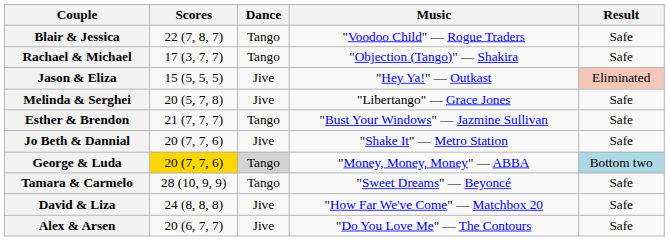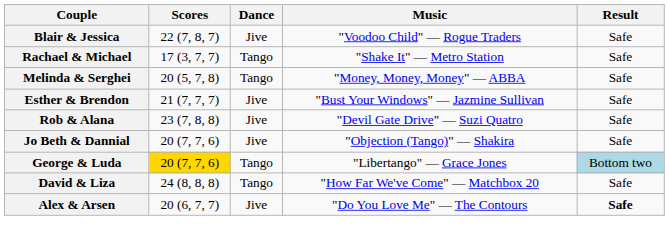(263, 36) Tango -> (256, 36) Jive
(434, 57) "Objection (Tango)" — Shakira -> (430, 57) "Shake It" — Metro Station
- row: (77, 78)
(263, 99) Jive -> (256, 78) Tango
(434, 99) "Libertango" — Grace Jones -> (430, 78) "Money, Money, Money" ― ABBA
(263, 120) Tango -> (256, 99) Jive
+ row: (77, 120)
(434, 141) "Shake It" — Metro Station -> (430, 141) "Objection (Tango)" — Shakira
(263, 162) lightgrey background -> (256, 162) no background
(434, 162) "Money, Money, Money" ― ABBA -> (430, 162) "Libertango" — Grace Jones
- row: (77, 183)
(263, 204) Jive -> (256, 183) Tango
(621, 225) normal -> (620, 204) bold
